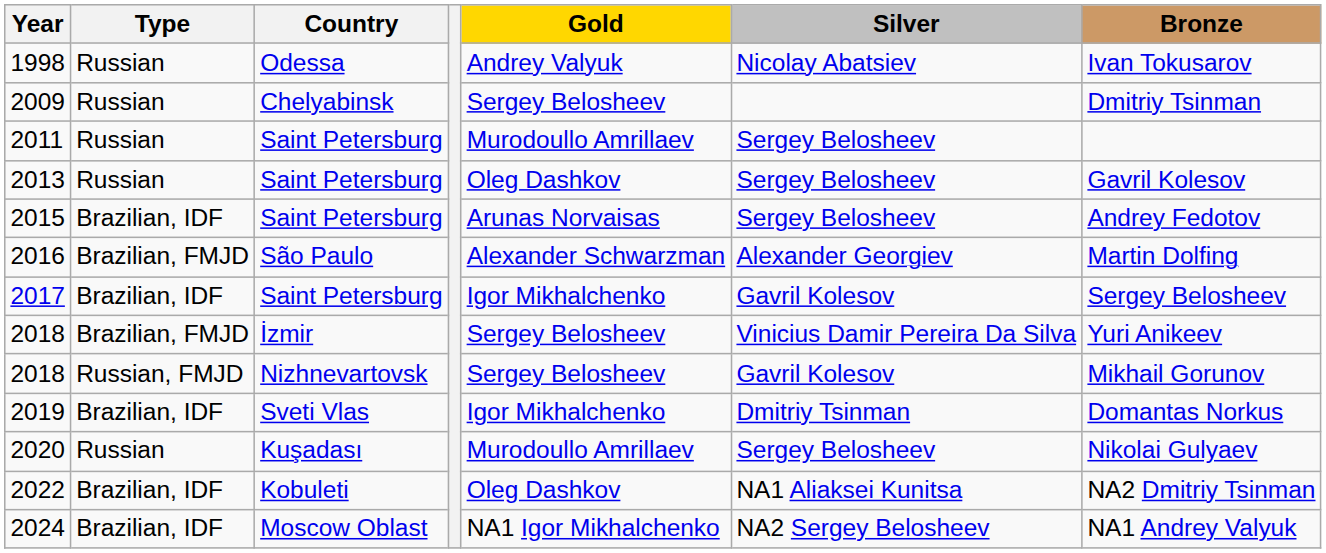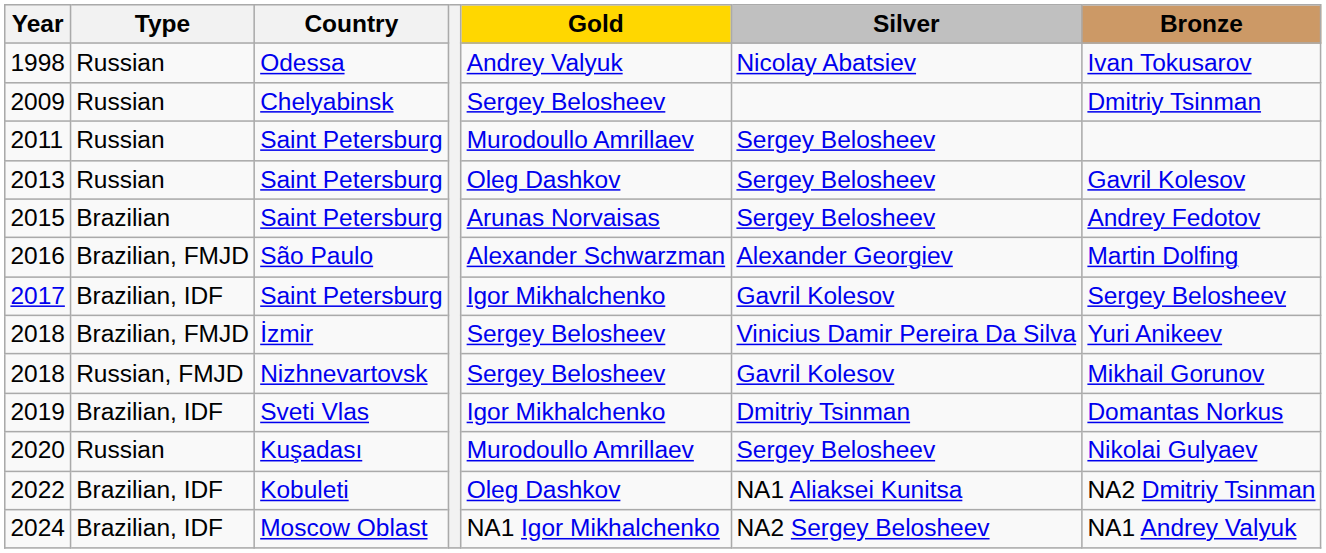(150, 218) Brazilian, IDF -> (123, 218) Brazilian
